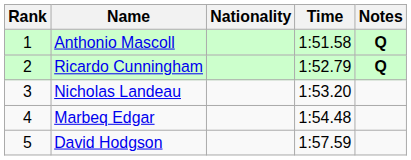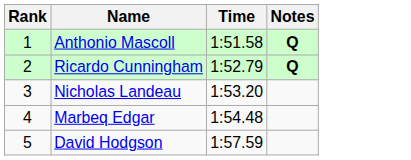- column: (251, 17)
